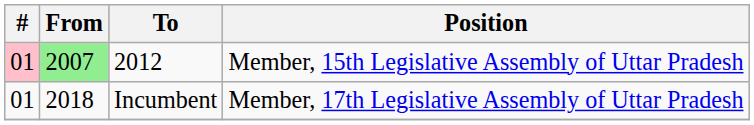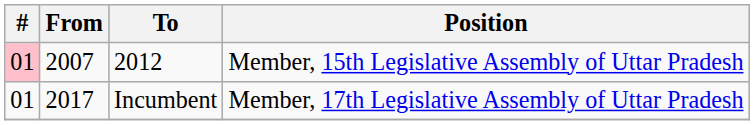(70, 61) lightgreen background -> (70, 61) no background
(70, 100) 2018 -> (70, 100) 2017
